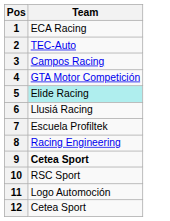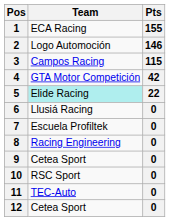+ column: (154, 12)
(53, 45) TEC-Auto -> (71, 45) Logo Automoción
(60, 159) bold -> (58, 159) normal
(71, 191) Logo Automoción -> (53, 191) TEC-Auto
